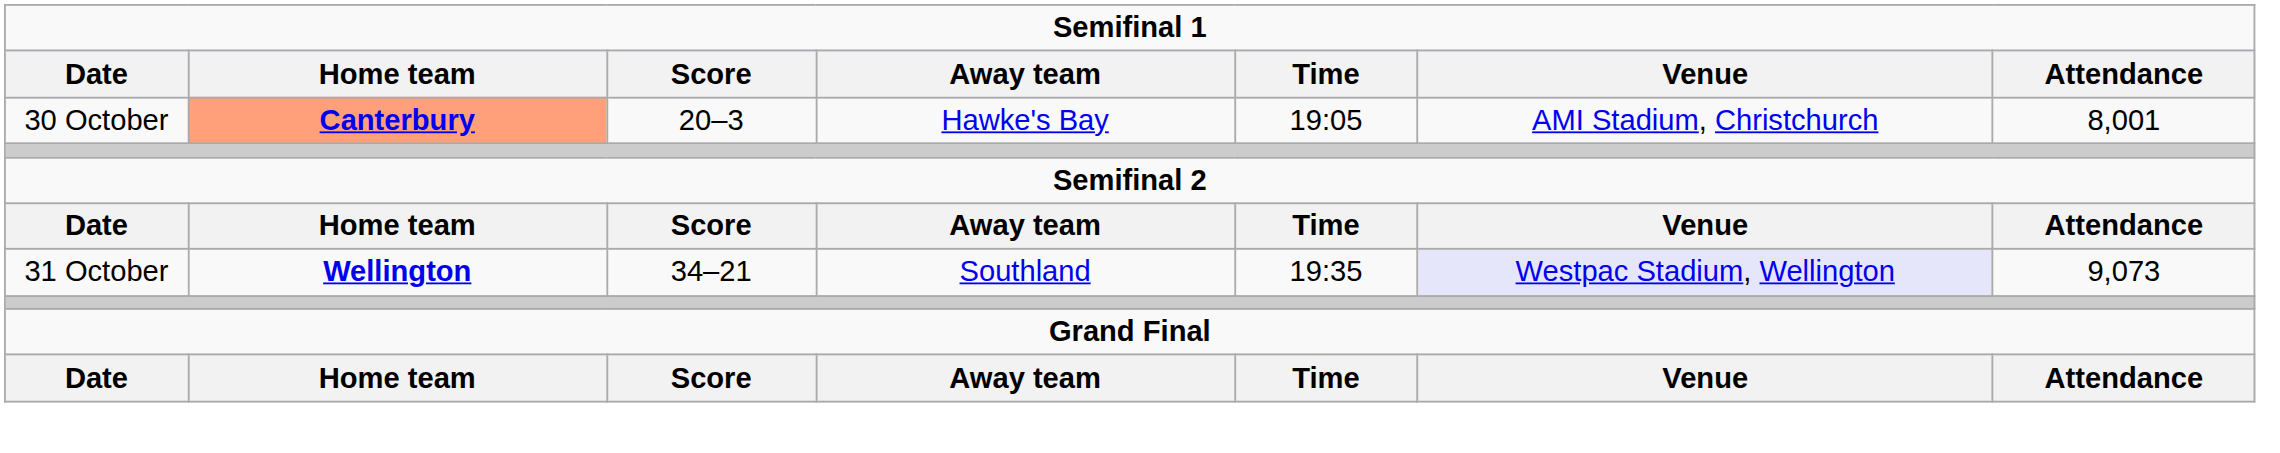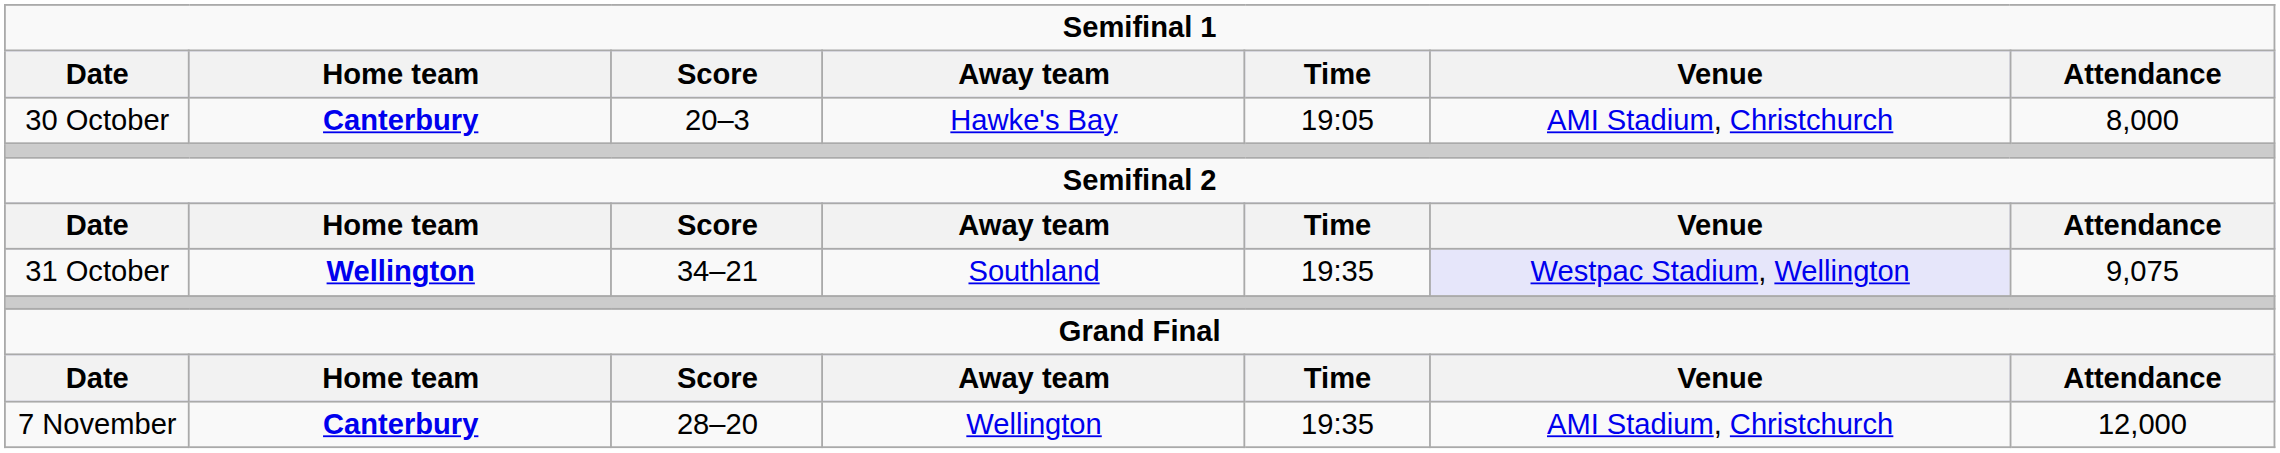(397, 119) lightsalmon background -> (401, 119) no background
(2124, 119) 8,001 -> (2142, 119) 8,000
(2124, 271) 9,073 -> (2142, 271) 9,075
+ row: (97, 423)
